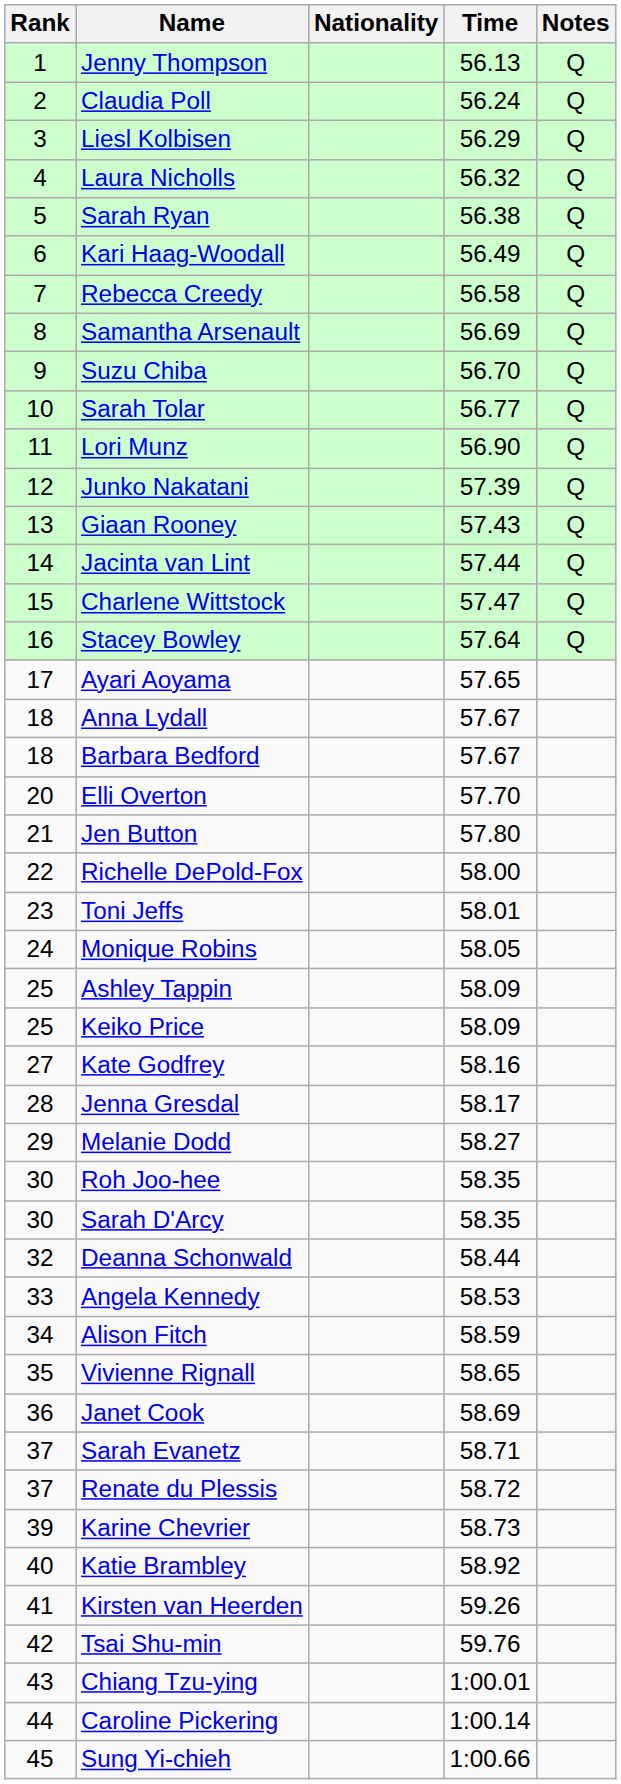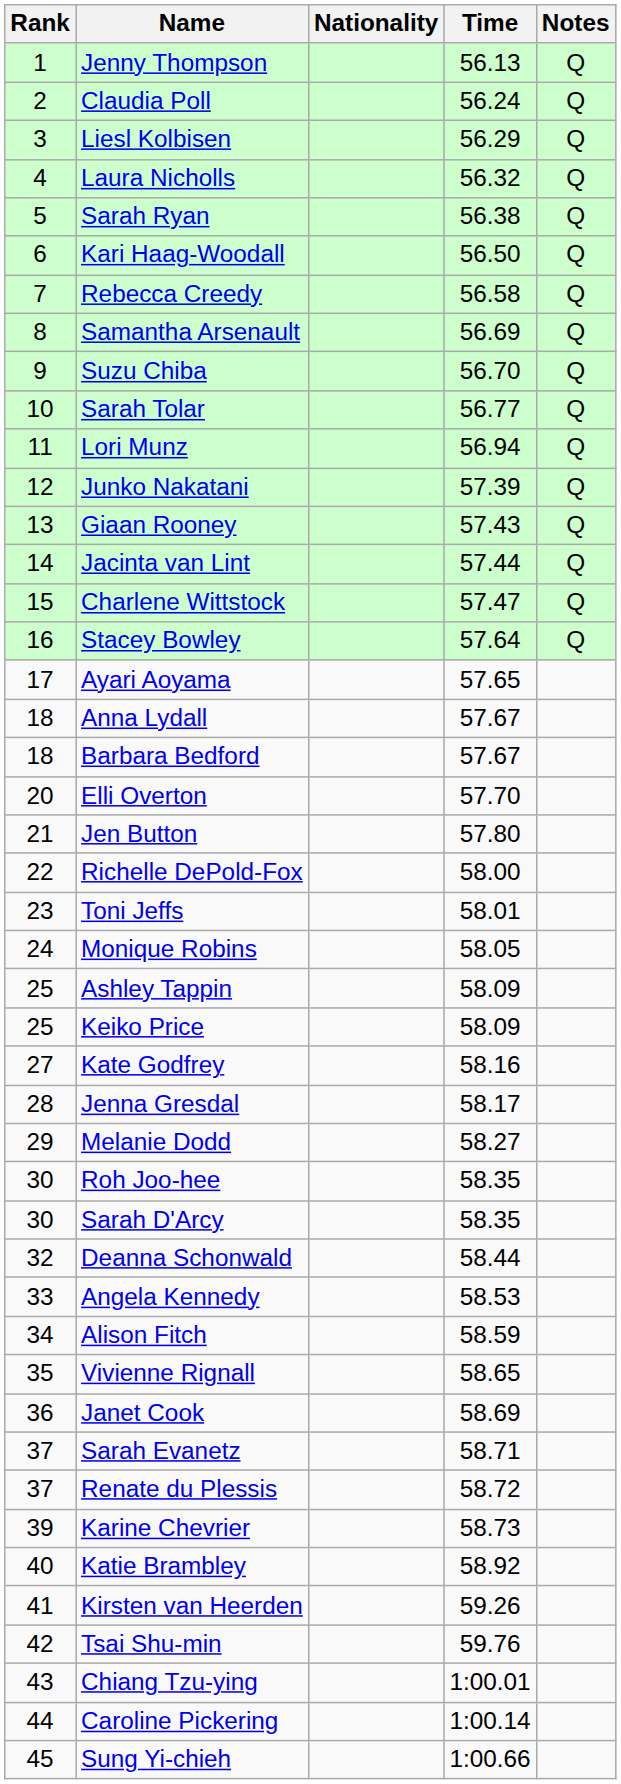(490, 255) 56.49 -> (490, 255) 56.50
(490, 448) 56.90 -> (490, 448) 56.94
